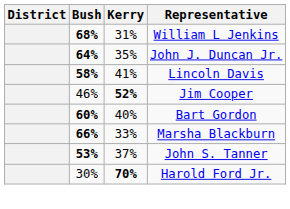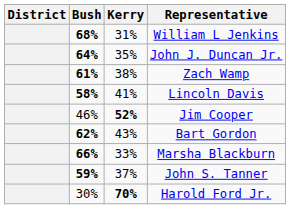+ row: (216, 74)
(87, 114) 60% -> (87, 134) 62%
(126, 114) 40% -> (126, 134) 43%
(87, 154) 53% -> (87, 174) 59%
